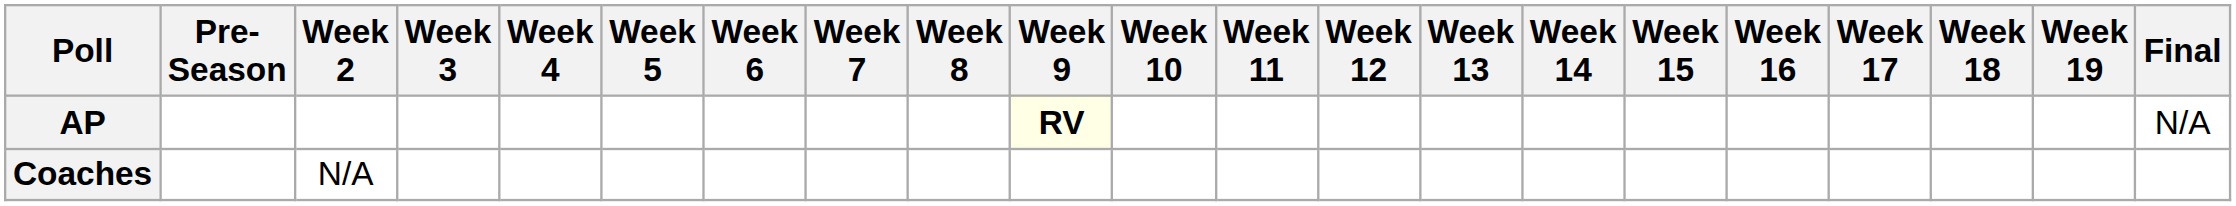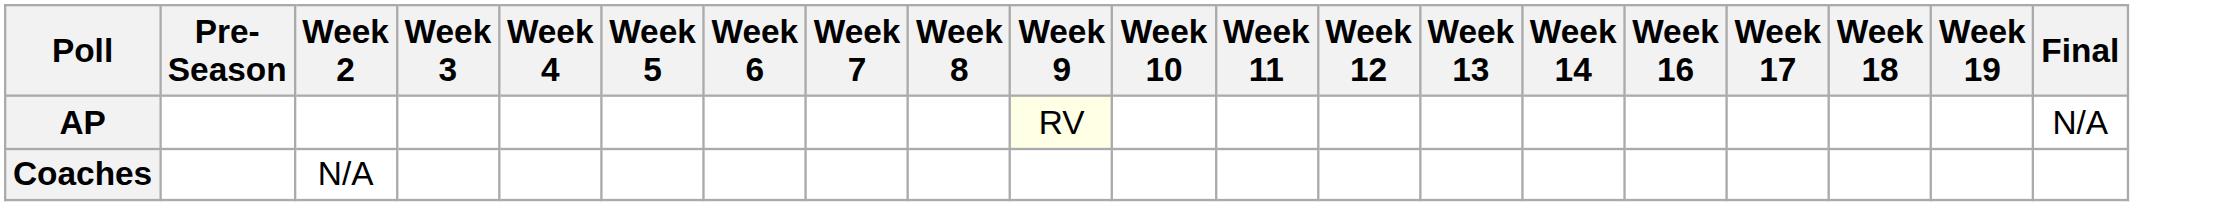- column: (1675, 51)
(1062, 122) bold -> (1062, 122) normal
